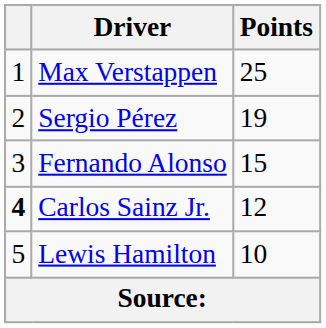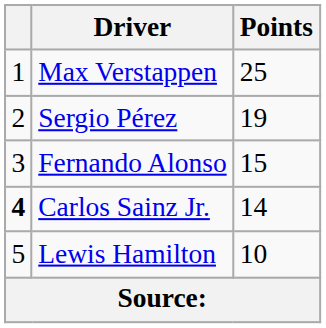(253, 208) 12 -> (253, 208) 14
